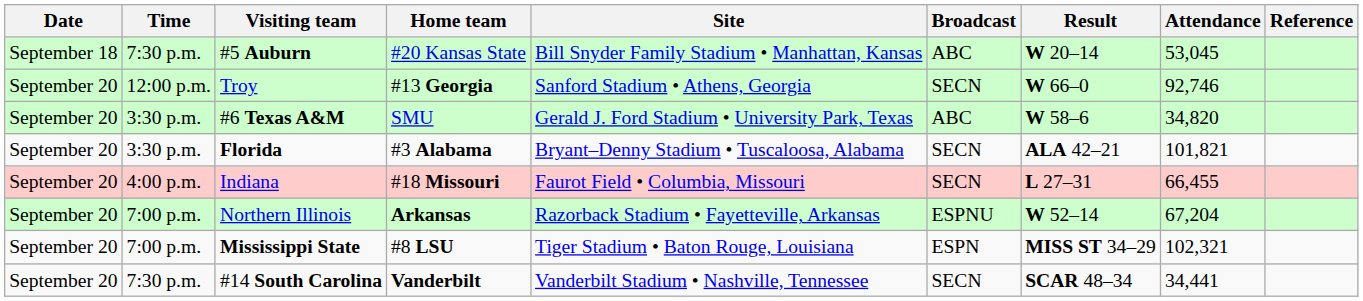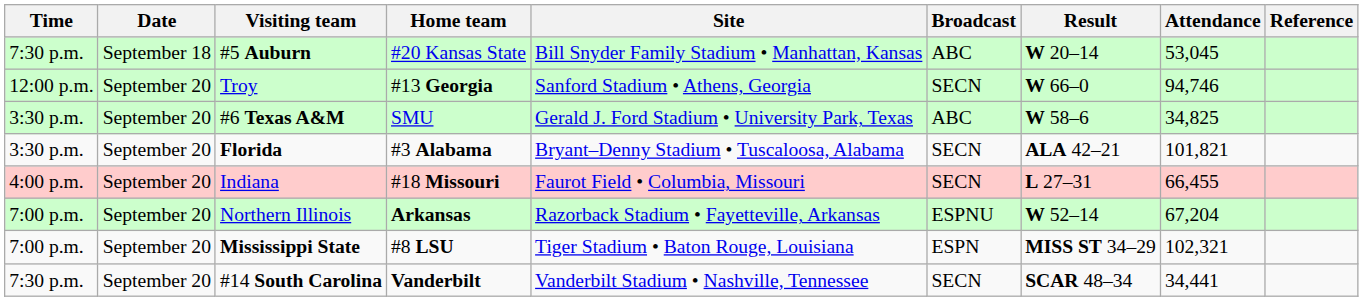columns swapped: (63, 20) <-> (169, 20)
(1192, 85) 92,746 -> (1192, 85) 94,746
(1192, 117) 34,820 -> (1192, 117) 34,825
